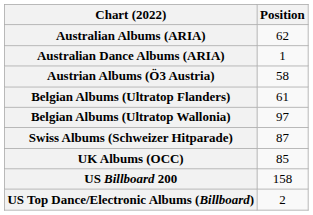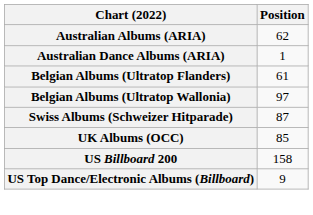- row: (131, 76)
(282, 199) 2 -> (282, 179) 9
